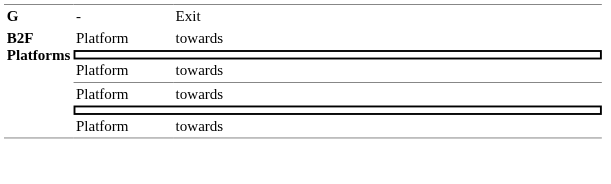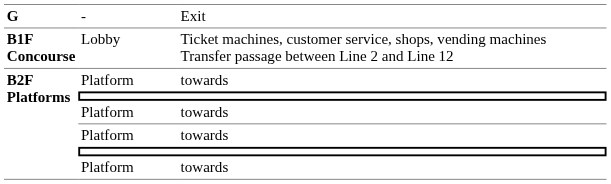+ row: (101, 39)
